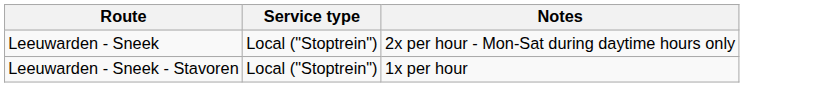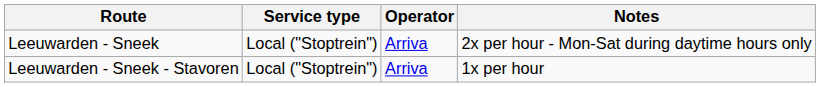+ column: (420, 17)
